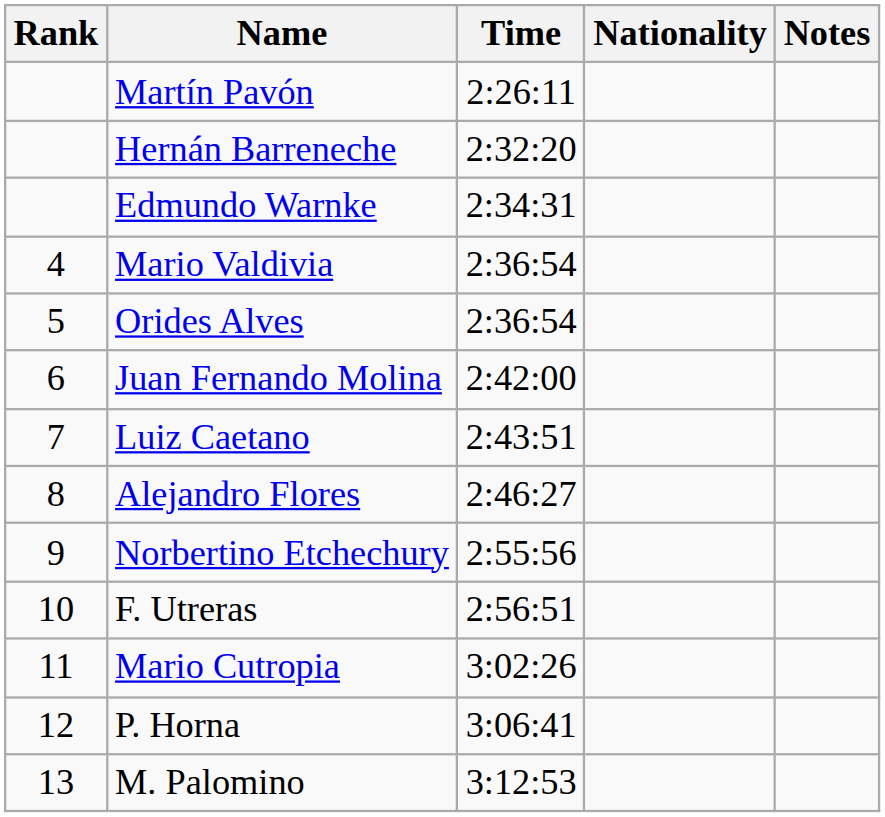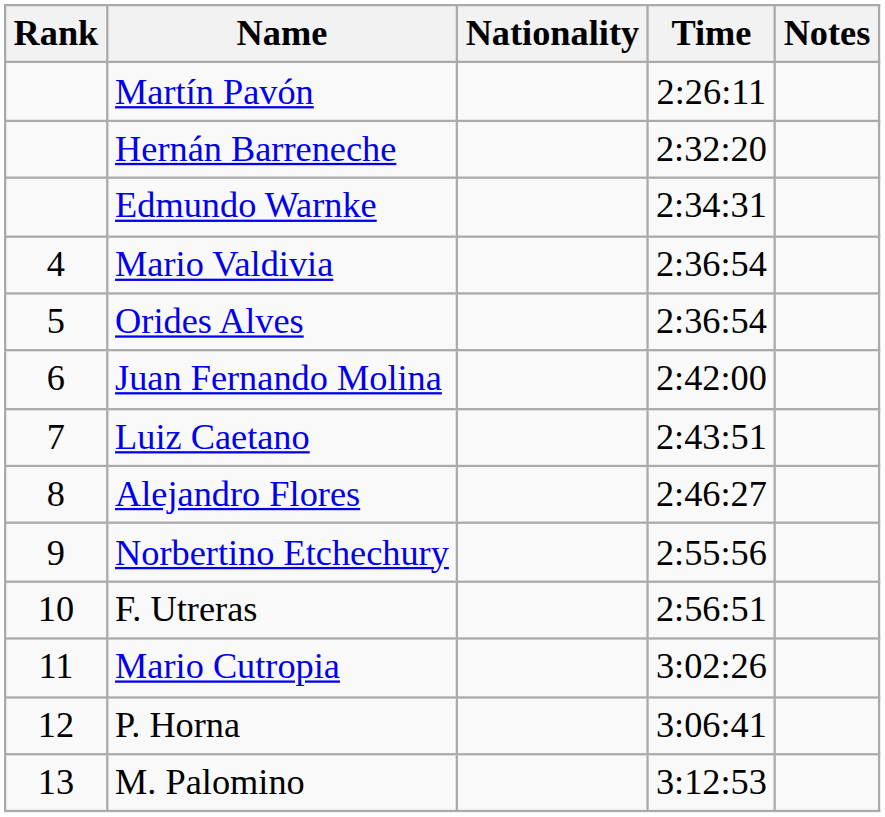columns swapped: (680, 33) <-> (521, 33)
